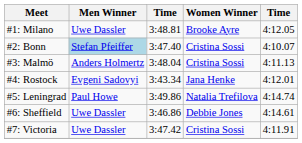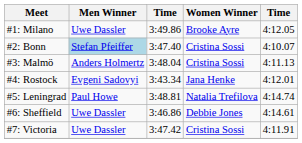(165, 29) 3:48.81 -> (165, 29) 3:49.86
(165, 96) 3:49.86 -> (165, 96) 3:48.81
